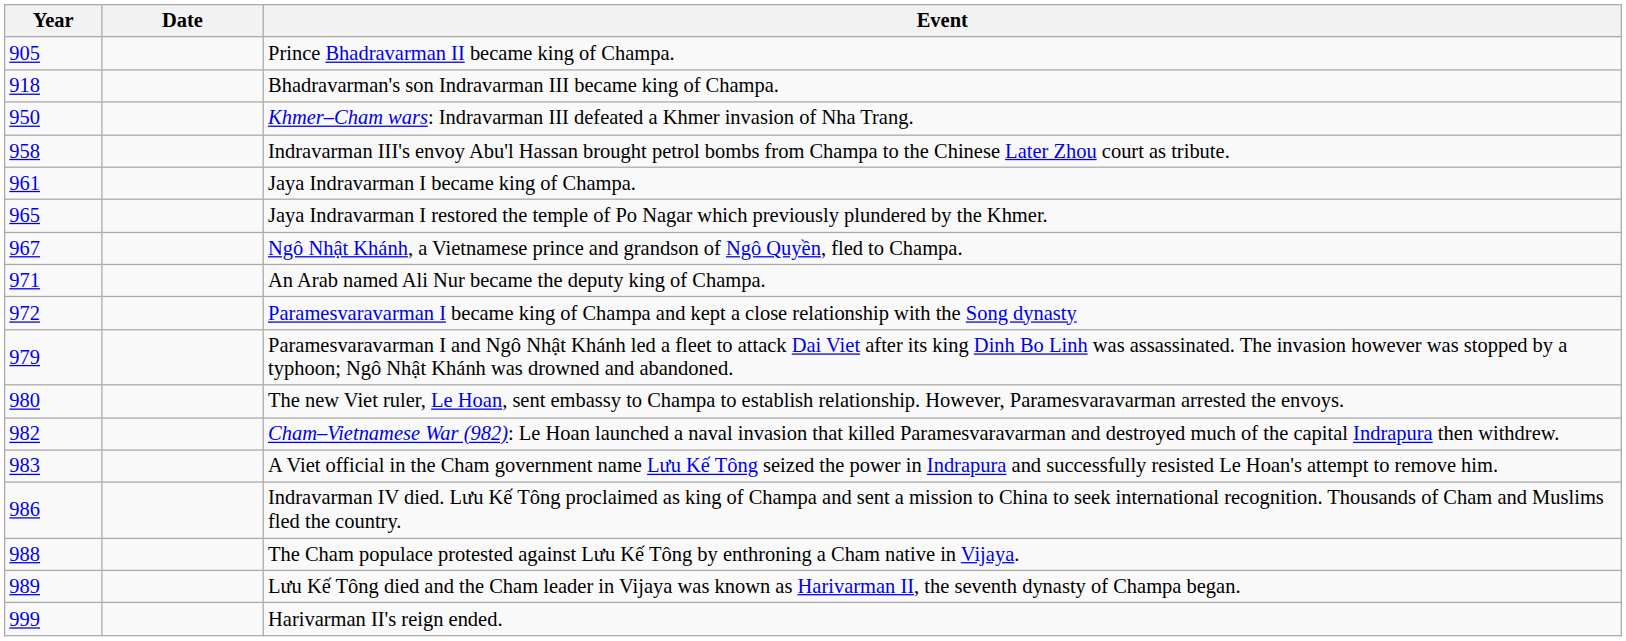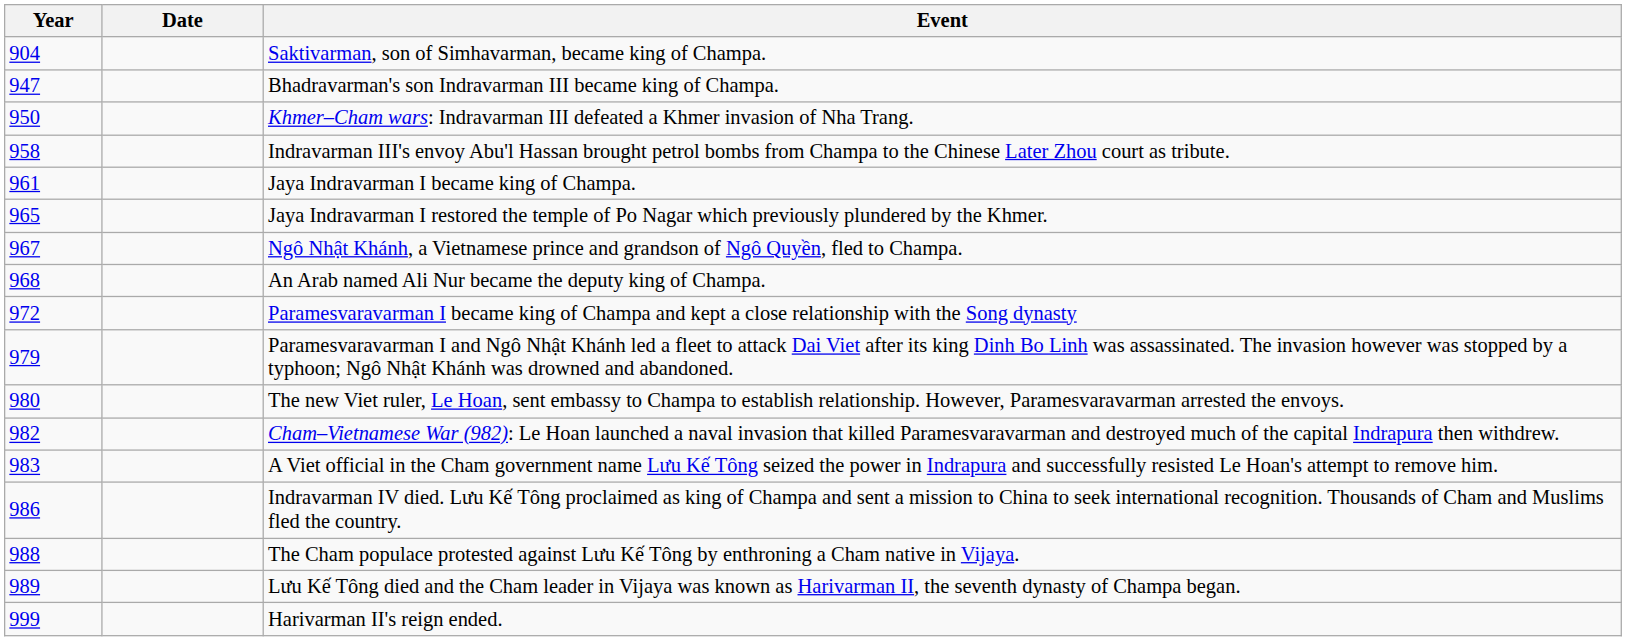+ row: (517, 53)
- row: (471, 53)
(25, 85) 918 -> (25, 85) 947
(25, 280) 971 -> (25, 280) 968
